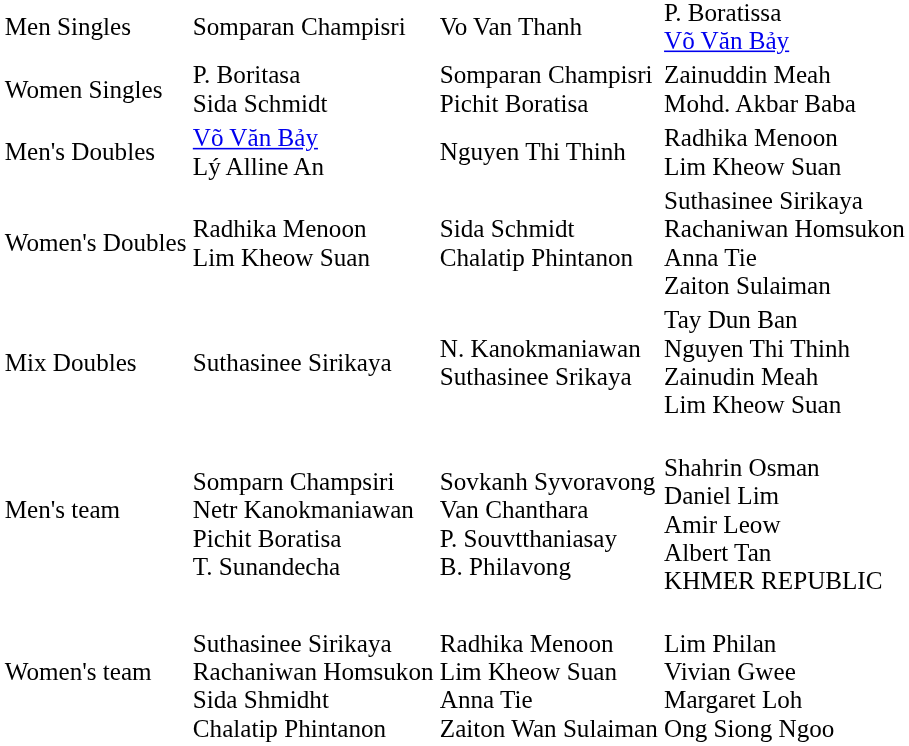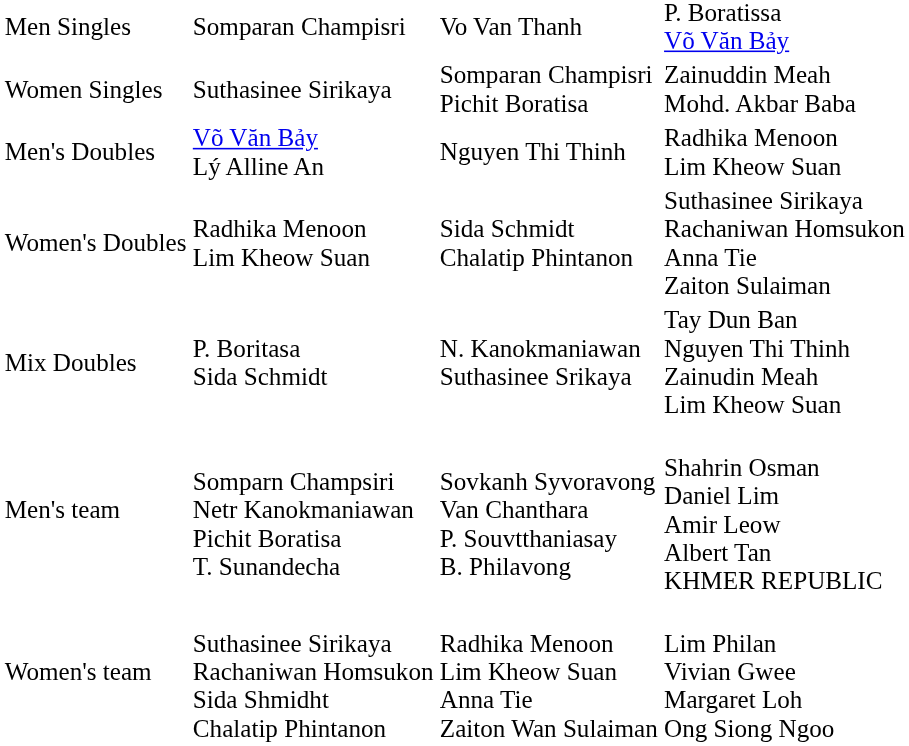(260, 89) P. Boritasa Sida Schmidt -> (292, 89) Suthasinee Sirikaya
(292, 362) Suthasinee Sirikaya -> (260, 362) P. Boritasa Sida Schmidt
